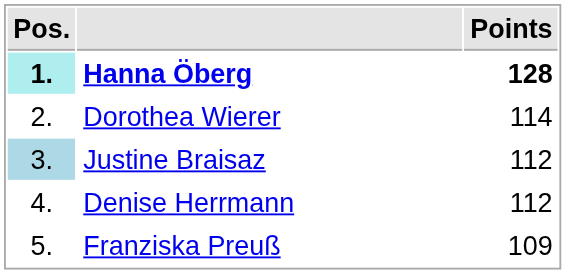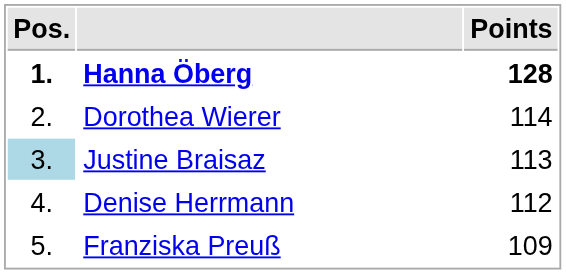(42, 73) paleturquoise background -> (42, 73) no background
(531, 159) 112 -> (531, 159) 113
